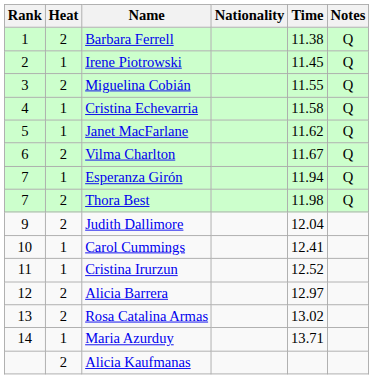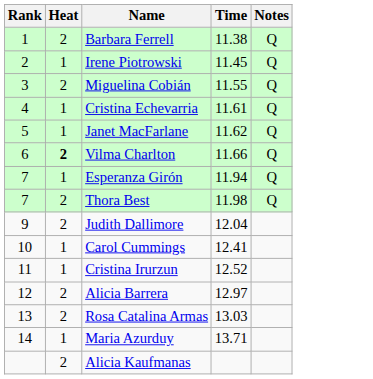- column: (250, 16)
(307, 108) 11.58 -> (231, 108) 11.61
(63, 154) normal -> (63, 154) bold
(307, 154) 11.67 -> (231, 154) 11.66
(307, 316) 13.02 -> (231, 316) 13.03
